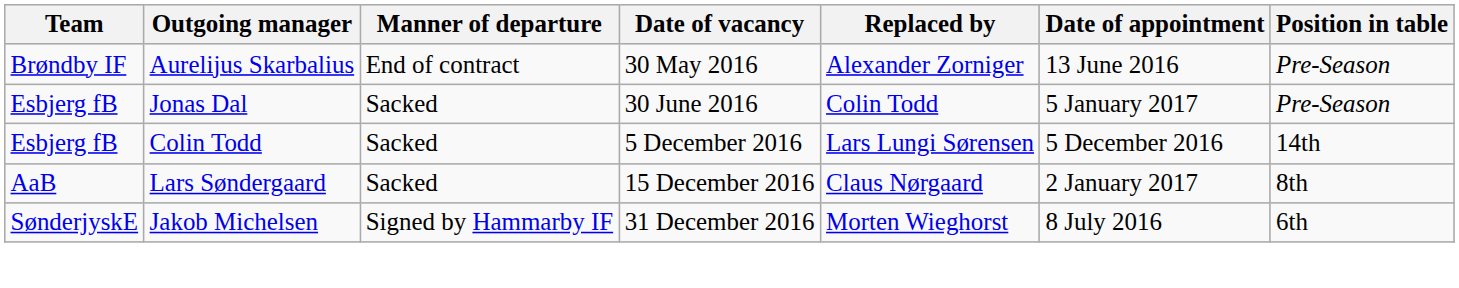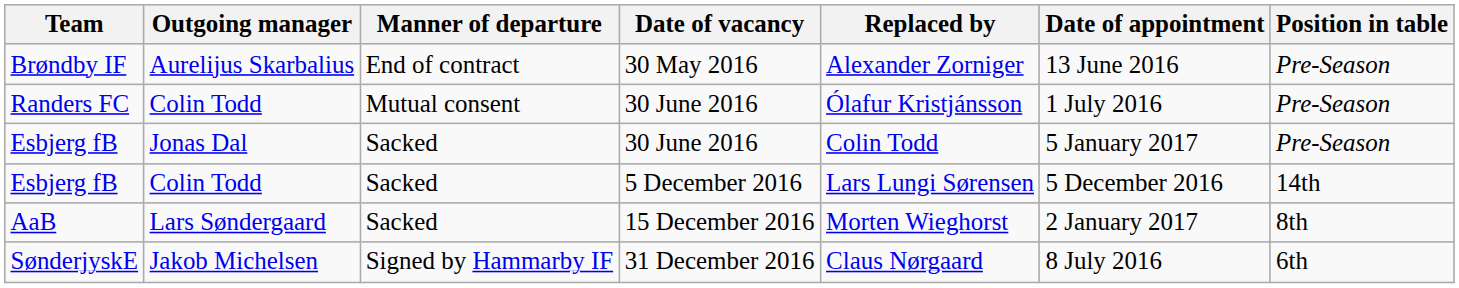+ row: (70, 103)
(904, 182) Claus Nørgaard -> (917, 222) Morten Wieghorst
(917, 222) Morten Wieghorst -> (904, 261) Claus Nørgaard
